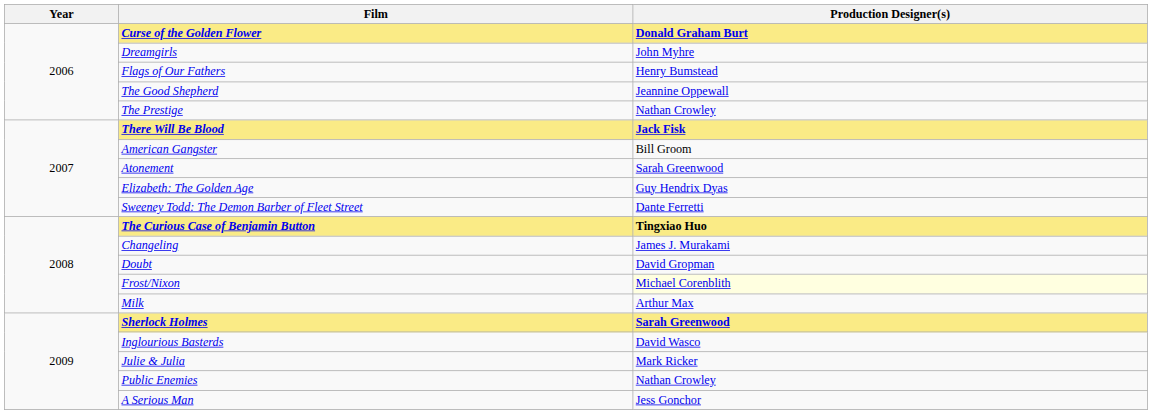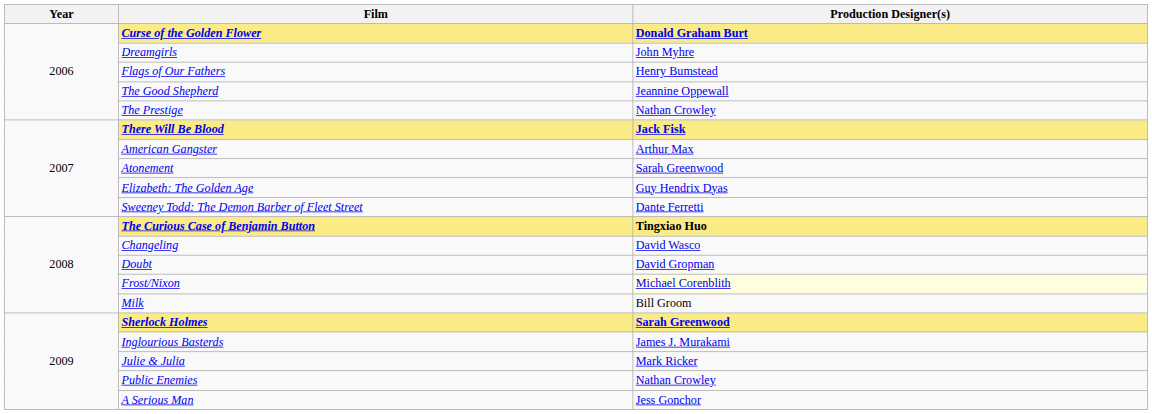(664, 149) Bill Groom -> (665, 149) Arthur Max
(683, 245) James J. Murakami -> (668, 245) David Wasco
(665, 303) Arthur Max -> (664, 303) Bill Groom
(668, 341) David Wasco -> (683, 341) James J. Murakami
